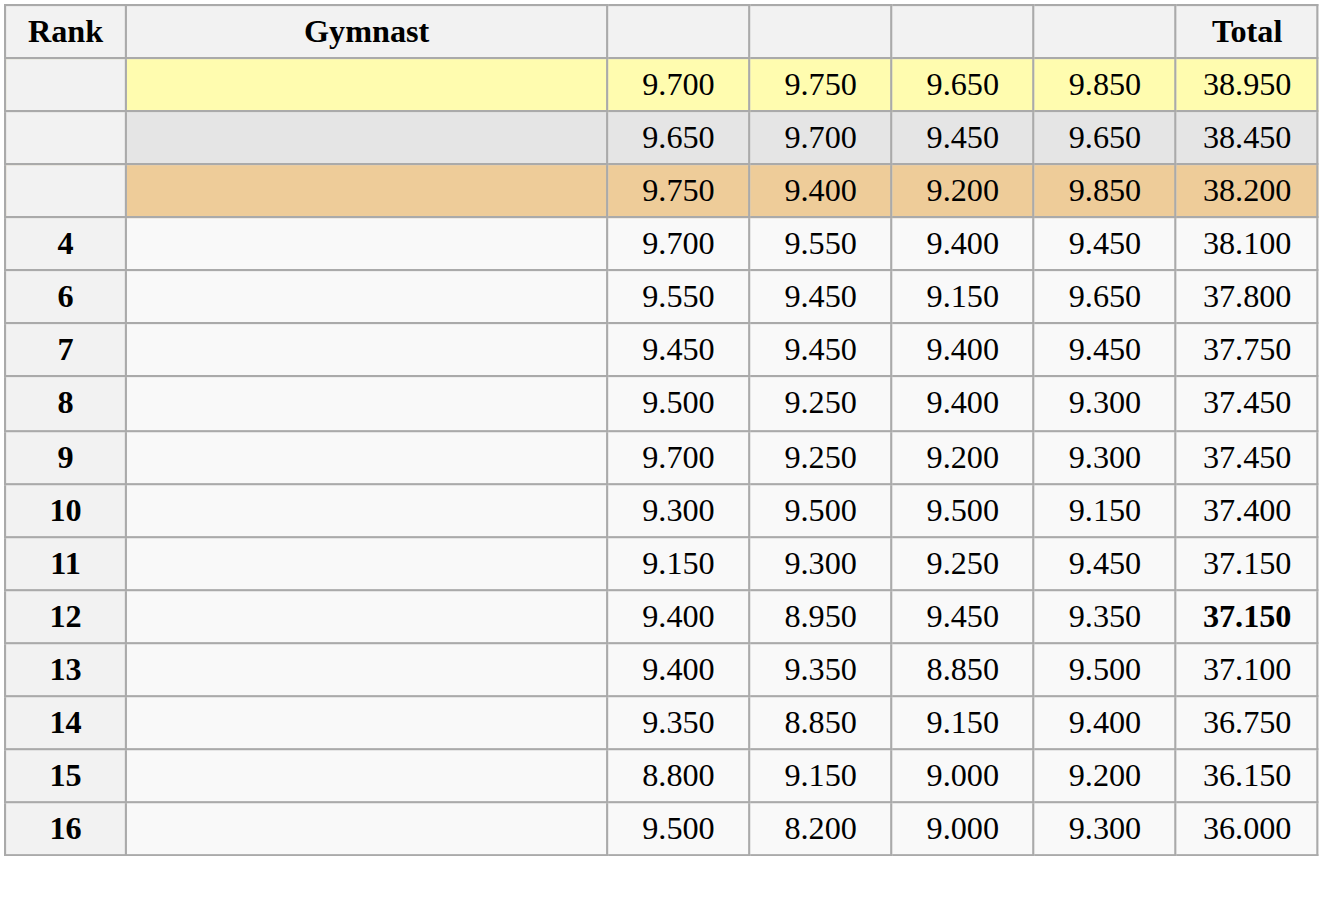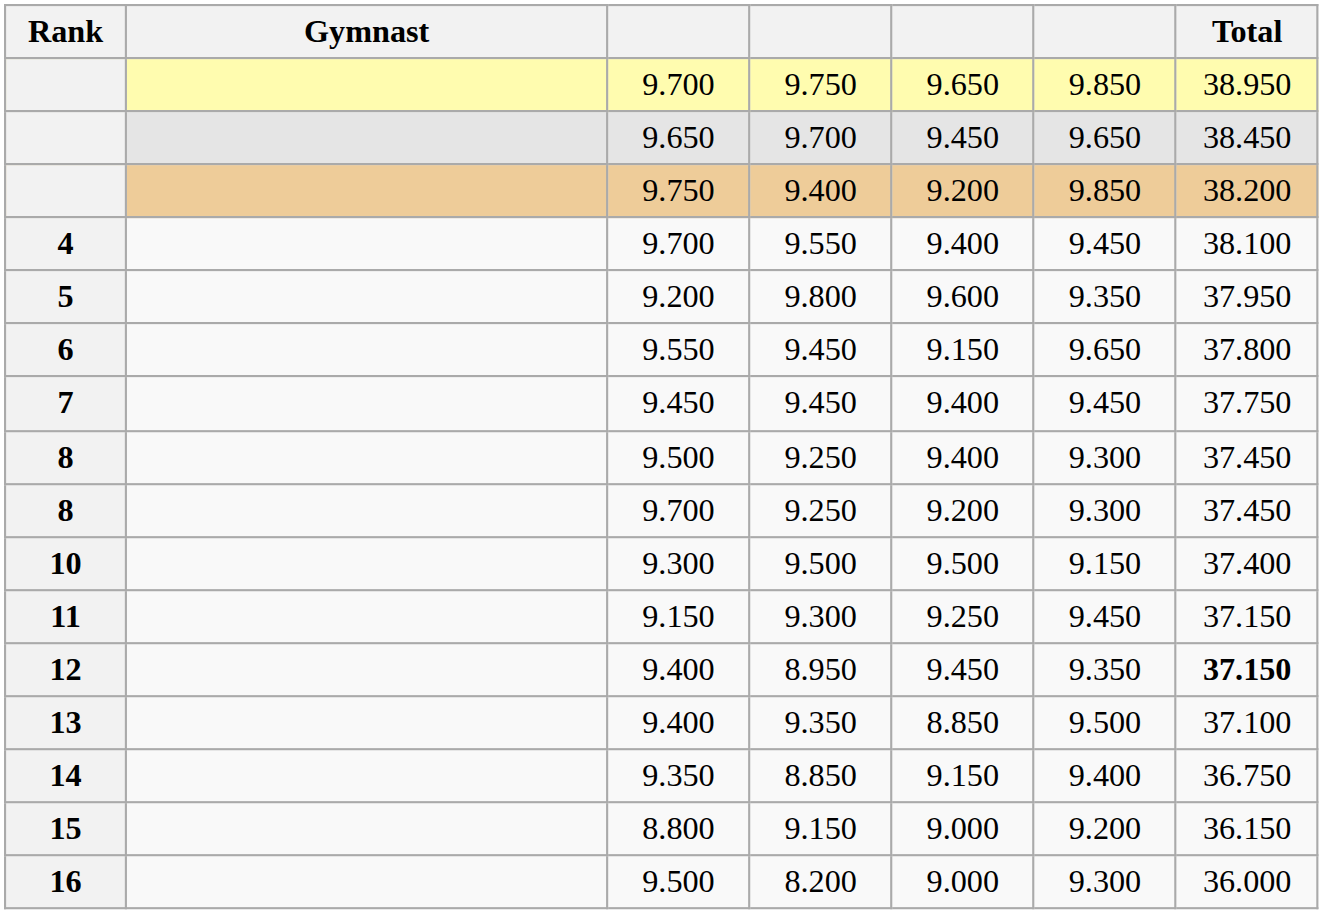+ row: (678, 296)
(66, 456) 9 -> (66, 509) 8
